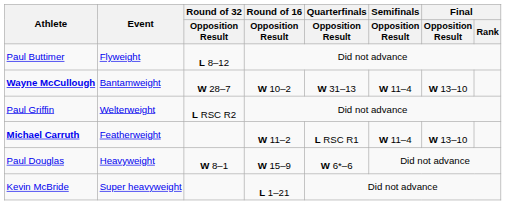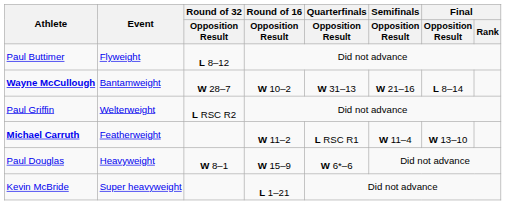(395, 89) W 11–4 -> (395, 89) W 21–16
(448, 89) W 13–10 -> (448, 89) L 8–14
